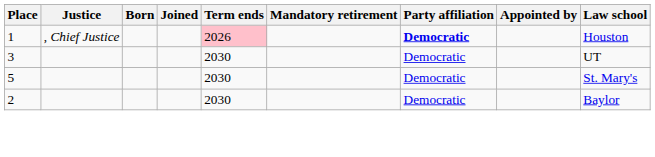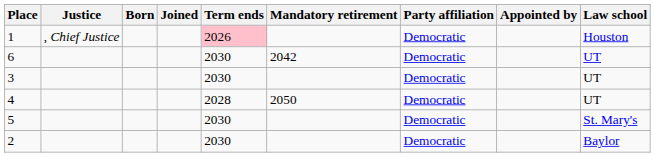(436, 36) bold -> (435, 36) normal
+ row: (11, 57)
+ row: (11, 99)
